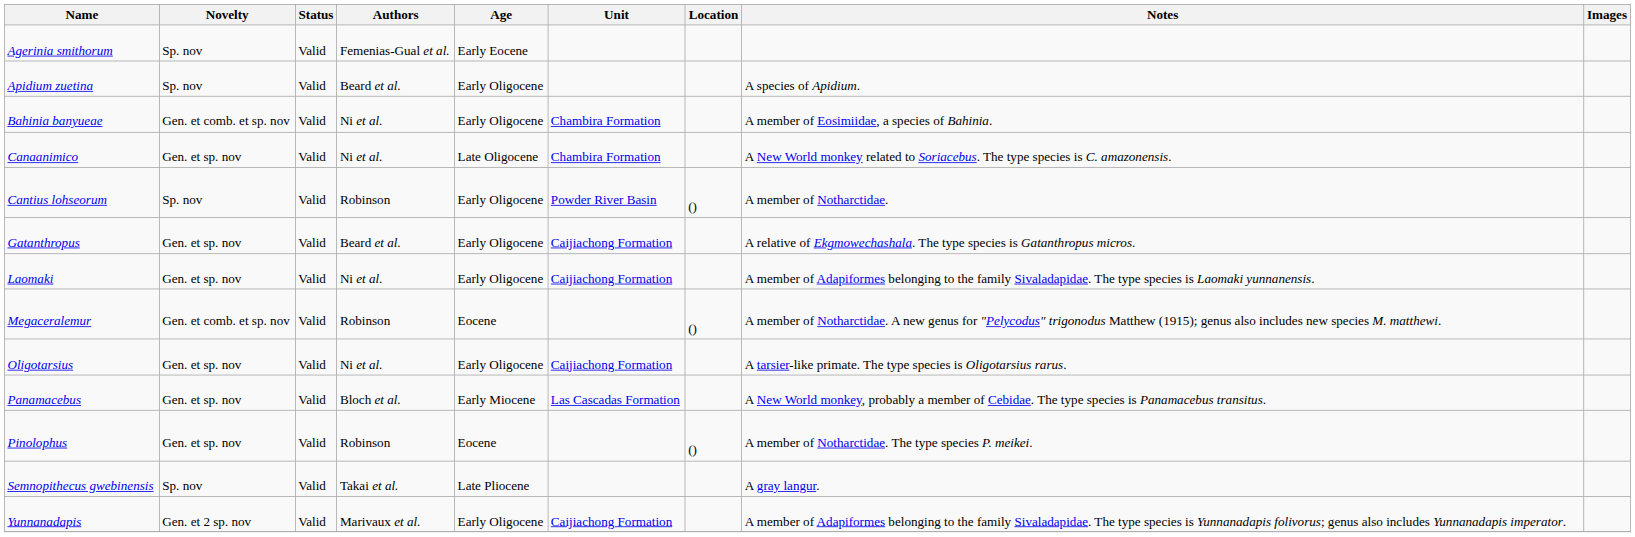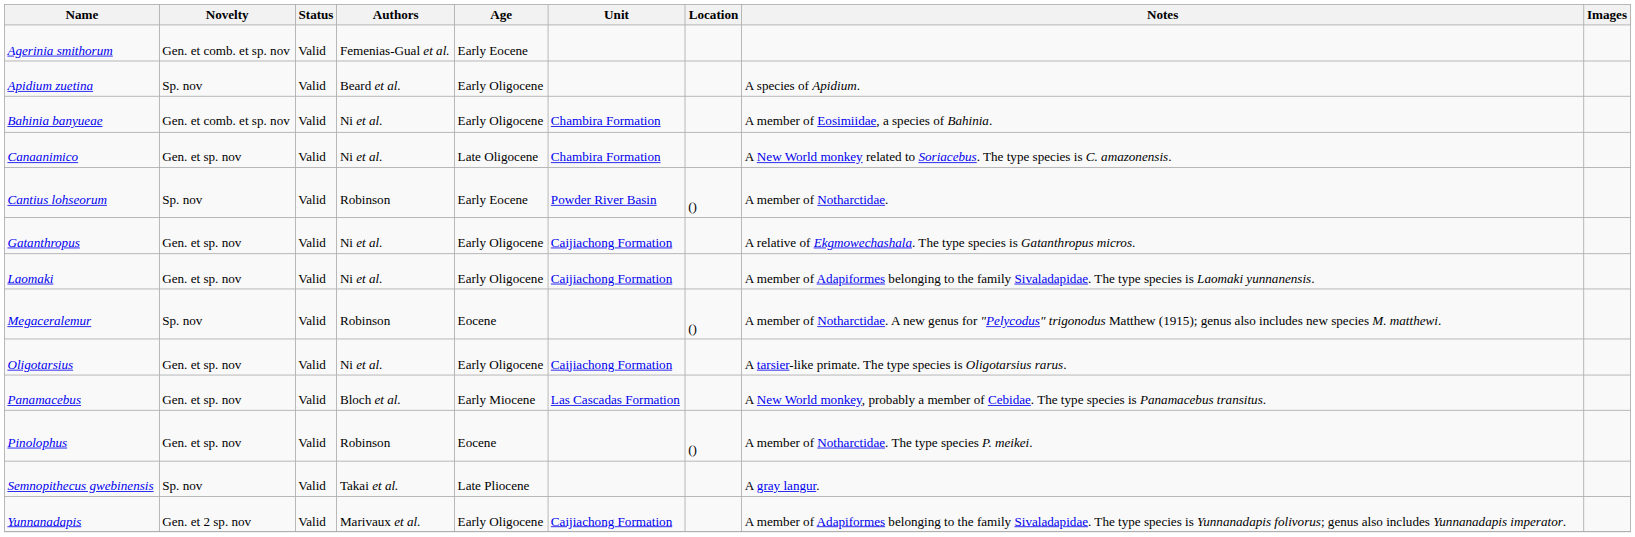(182, 50) Sp. nov -> (226, 50) Gen. et comb. et sp. nov
(500, 200) Early Oligocene -> (493, 200) Early Eocene
(370, 243) Beard et al. -> (361, 243) Ni et al.
(226, 321) Gen. et comb. et sp. nov -> (182, 321) Sp. nov
